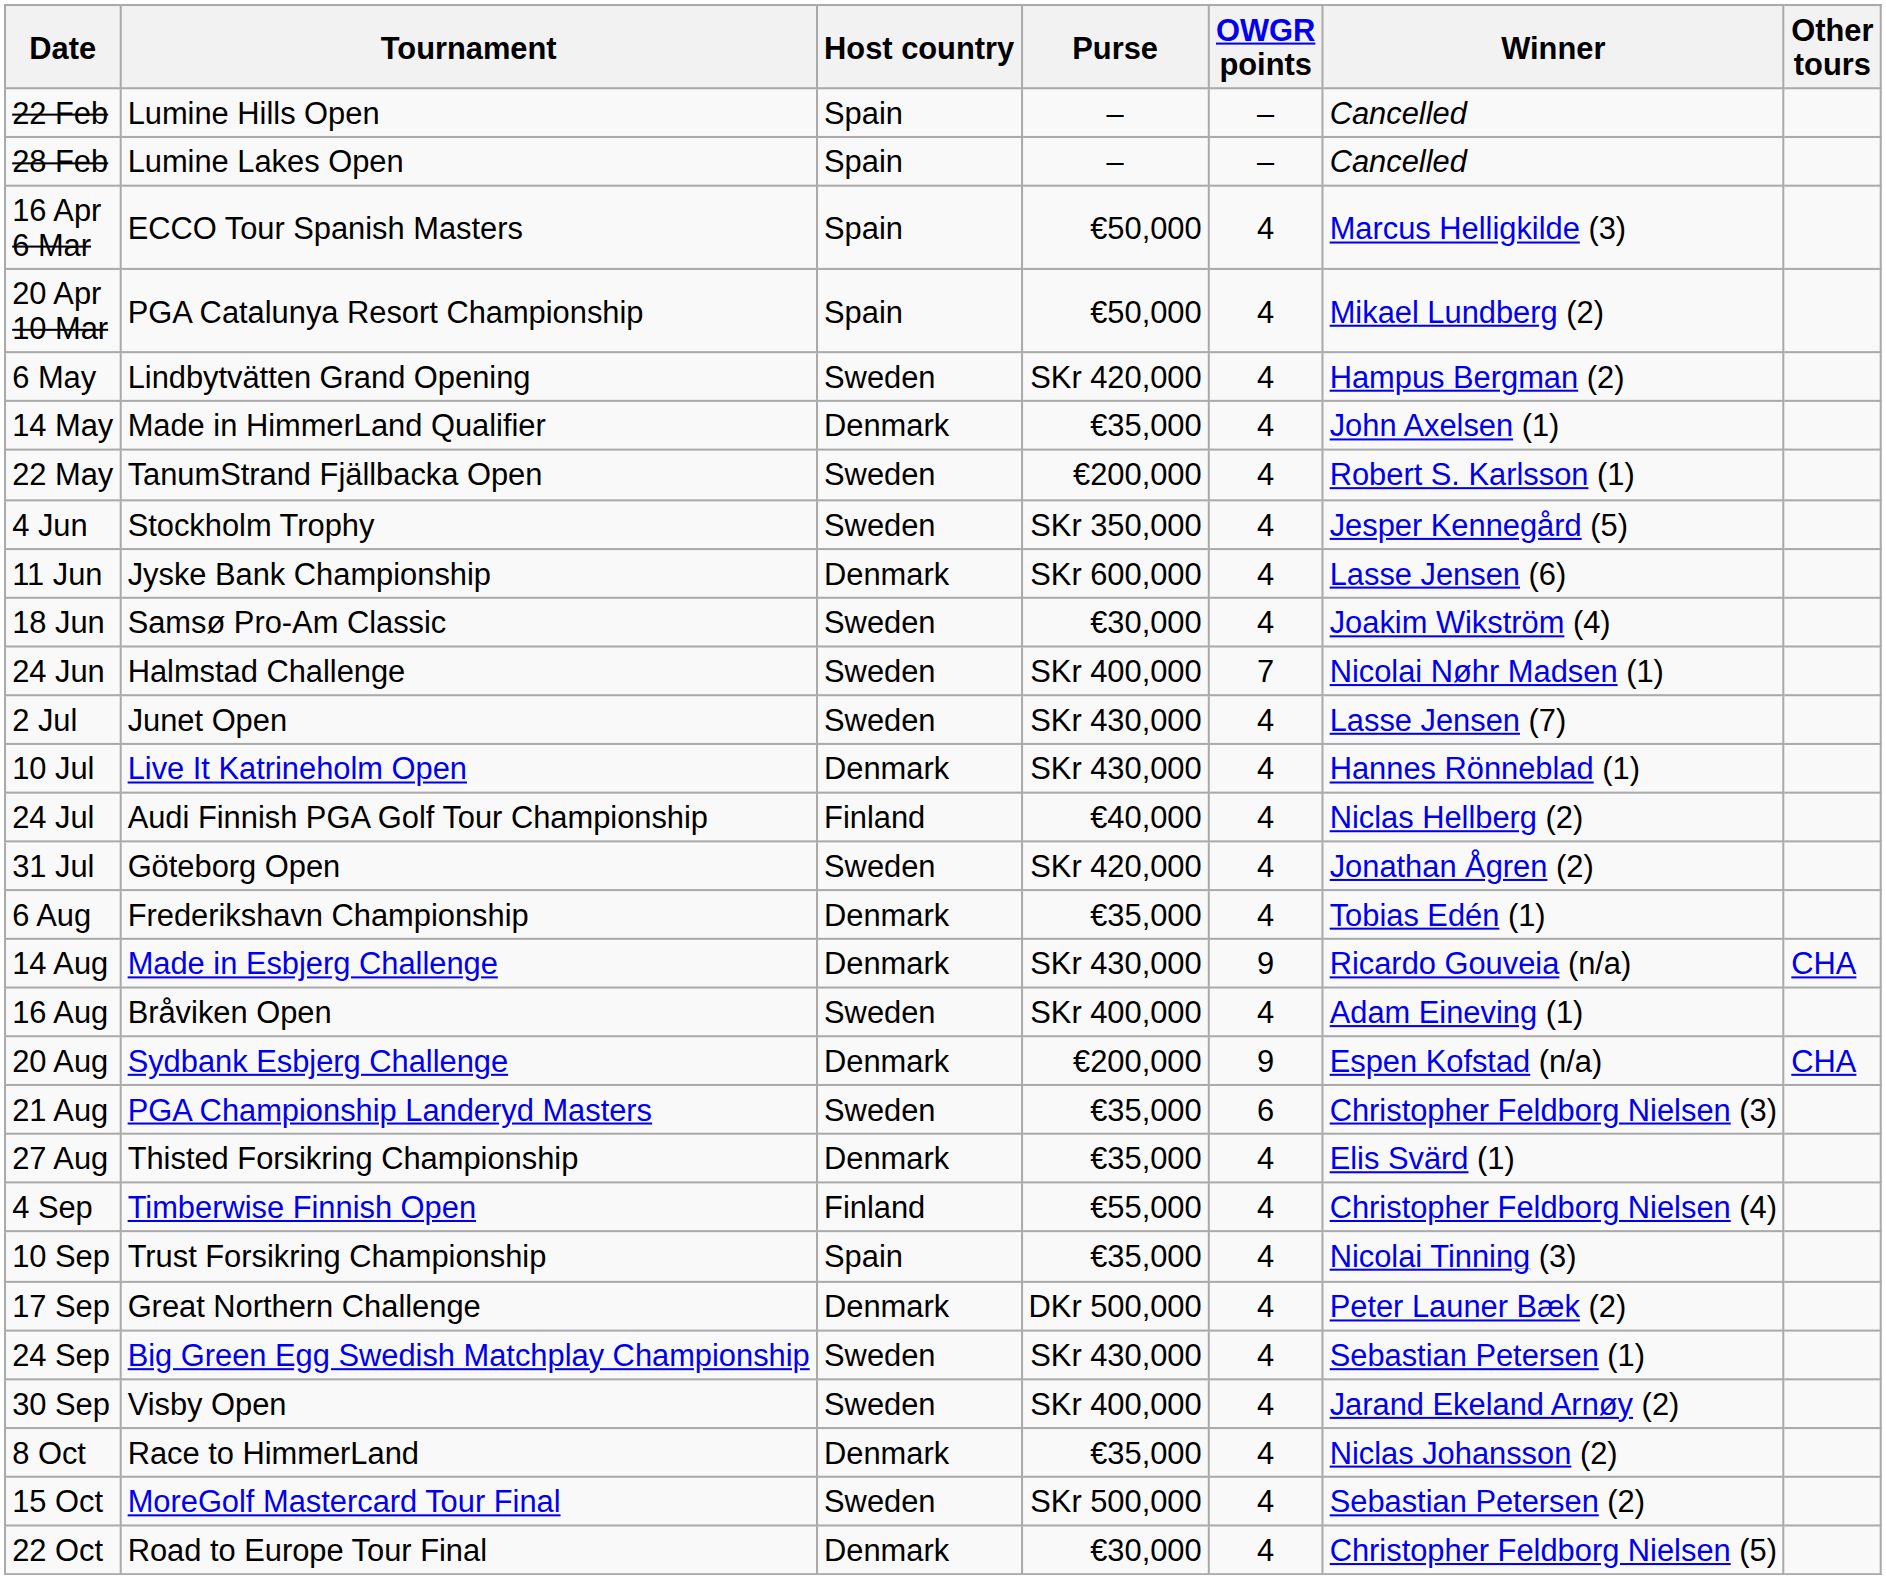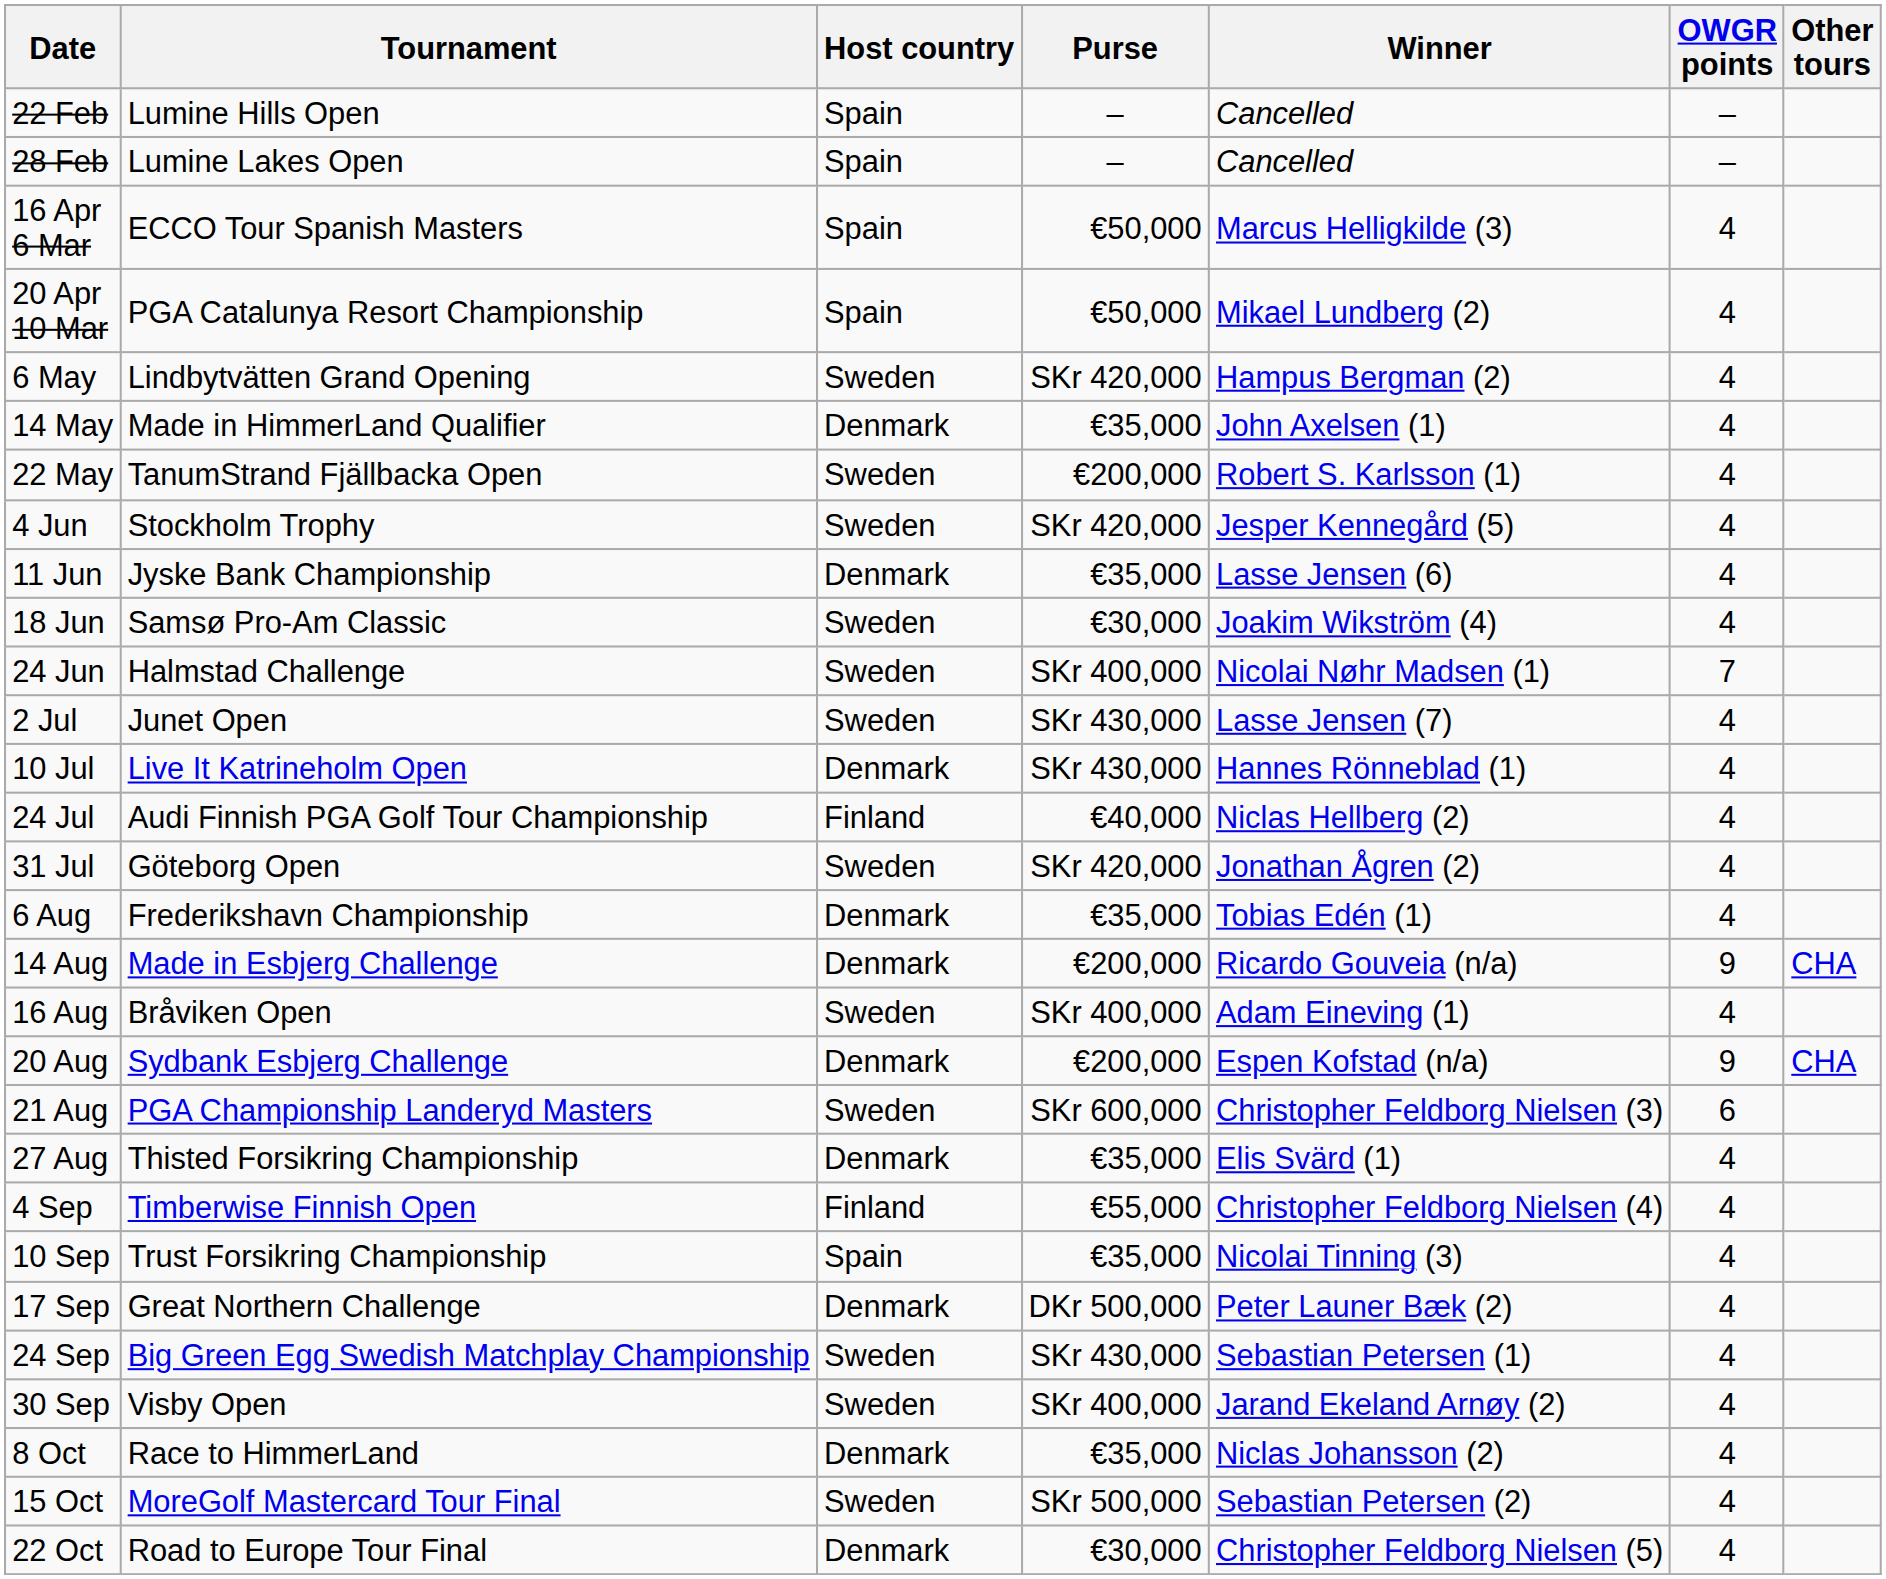columns swapped: (1553, 47) <-> (1266, 47)
(1116, 524) SKr 350,000 -> (1116, 524) SKr 420,000
(1116, 573) SKr 600,000 -> (1146, 573) €35,000
(1116, 964) SKr 430,000 -> (1137, 964) €200,000
(1146, 1110) €35,000 -> (1116, 1110) SKr 600,000
